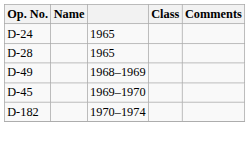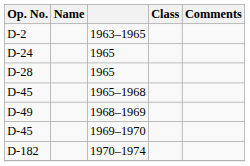+ row: (17, 33)
+ row: (20, 92)
